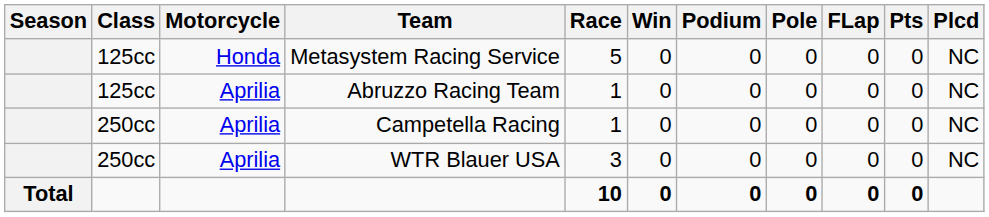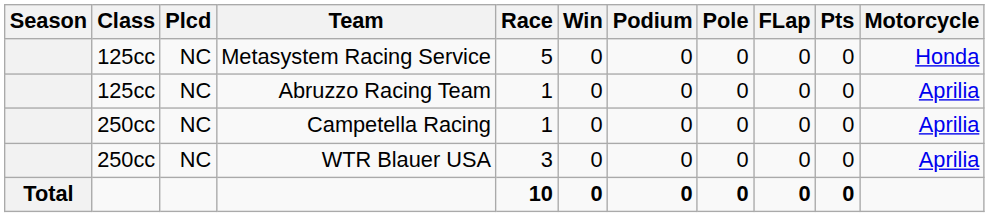columns swapped: (223, 21) <-> (956, 21)
